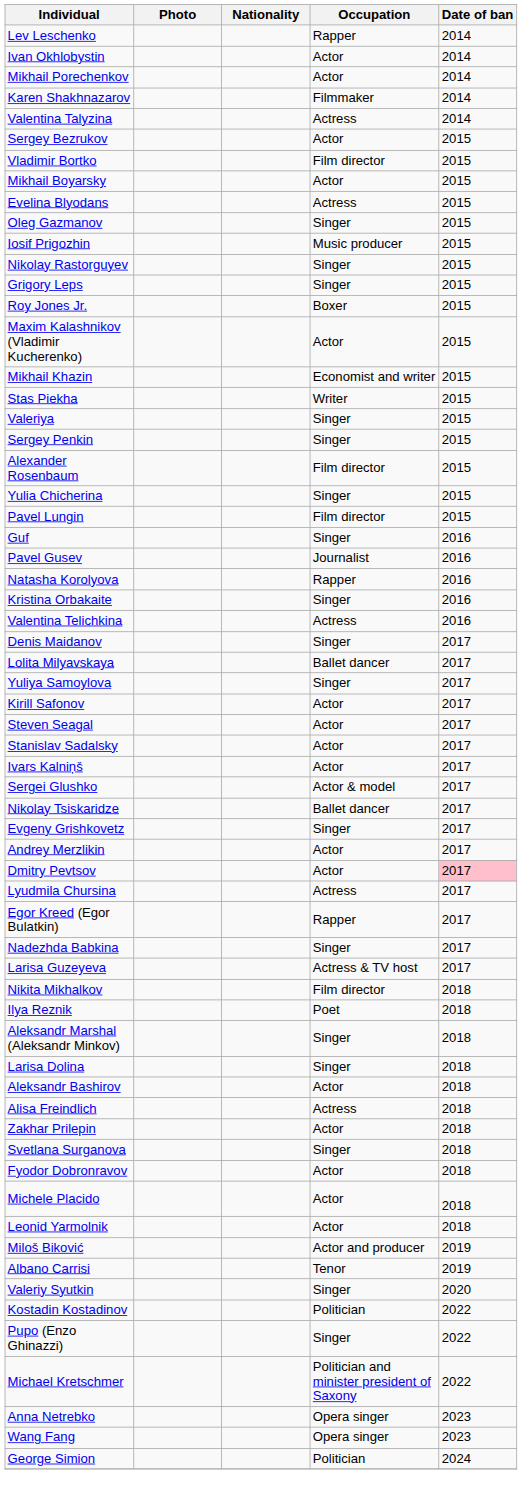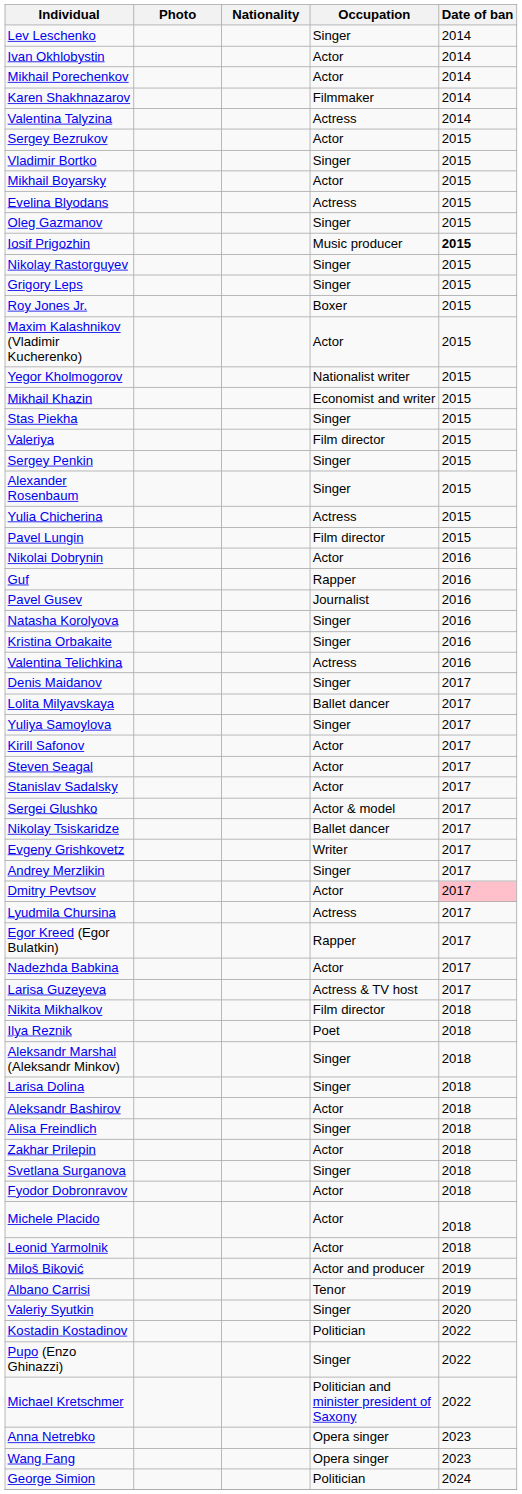(334, 35) Rapper -> (332, 35) Singer
(349, 160) Film director -> (332, 160) Singer
(456, 243) normal -> (456, 243) bold
+ row: (65, 377)
(330, 398) Writer -> (332, 418) Singer
(332, 418) Singer -> (349, 439) Film director
(349, 467) Film director -> (332, 488) Singer
(332, 496) Singer -> (335, 516) Actress
+ row: (55, 558)
(332, 537) Singer -> (334, 579) Rapper
(334, 579) Rapper -> (332, 620) Singer
- row: (45, 766)
(332, 829) Singer -> (330, 849) Writer
(328, 849) Actor -> (332, 870) Singer
(332, 947) Singer -> (328, 968) Actor
(335, 1108) Actress -> (332, 1129) Singer
